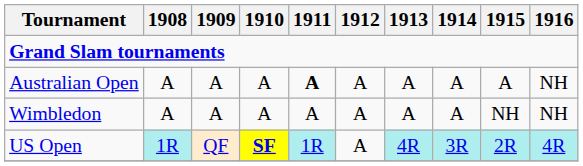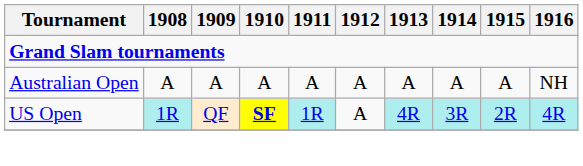(312, 82) bold -> (312, 82) normal
- row: (55, 113)
